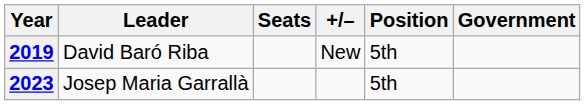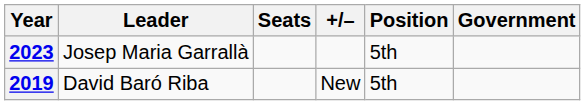rows swapped: (31, 52) <-> (31, 83)
